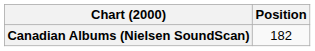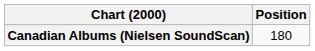(281, 35) 182 -> (281, 35) 180
